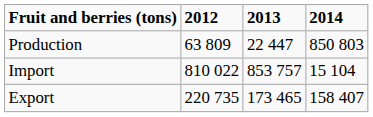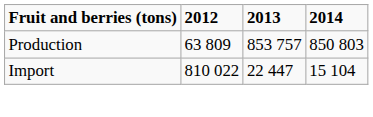(270, 44) 22 447 -> (274, 44) 853 757
(274, 71) 853 757 -> (270, 71) 22 447
- row: (31, 97)
